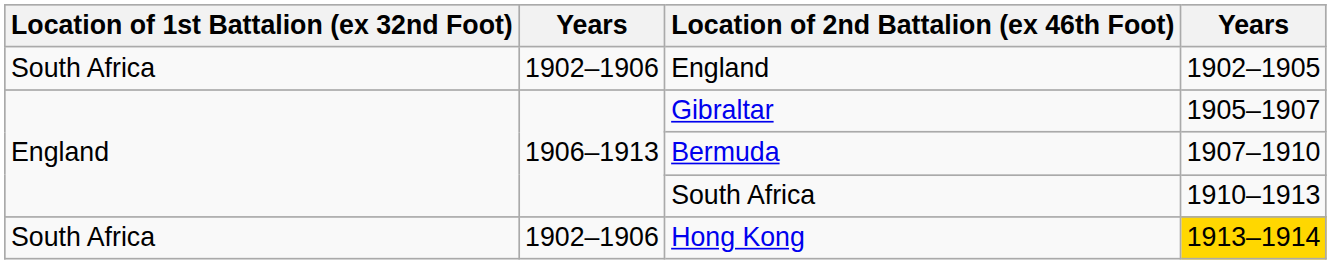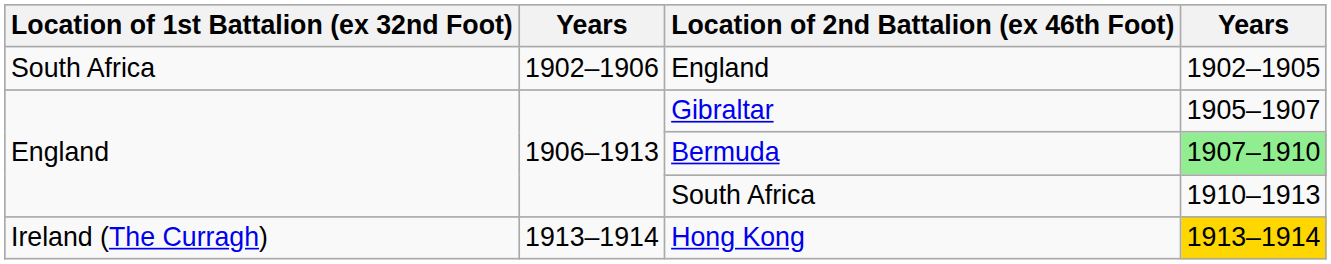(1254, 152) no background -> (1254, 152) lightgreen background
(83, 237) South Africa -> (139, 237) Ireland (The Curragh)
(592, 237) 1902–1906 -> (592, 237) 1913–1914
